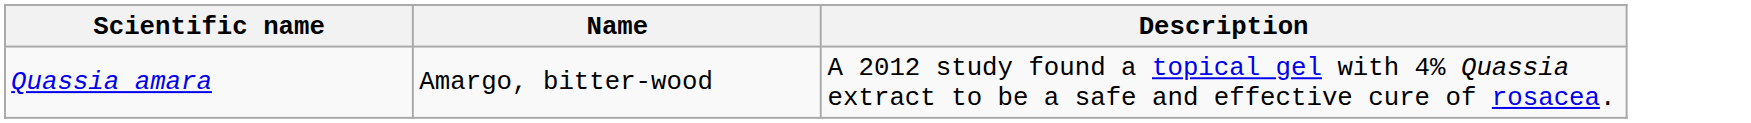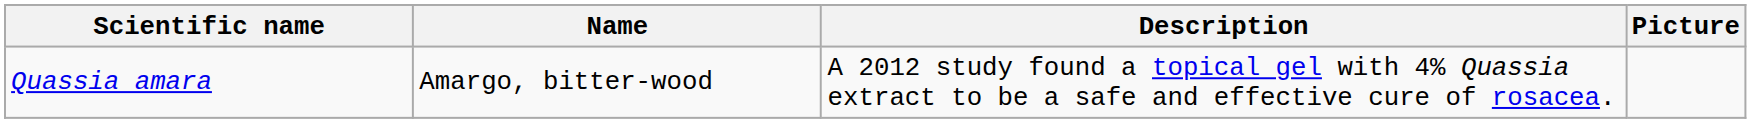+ column: (1686, 26)
